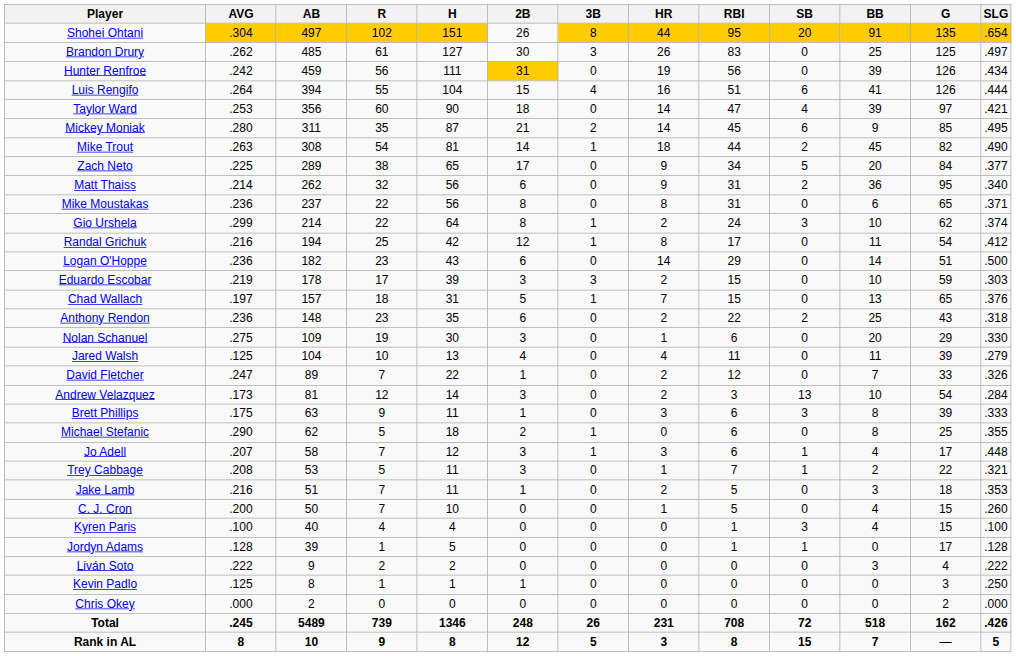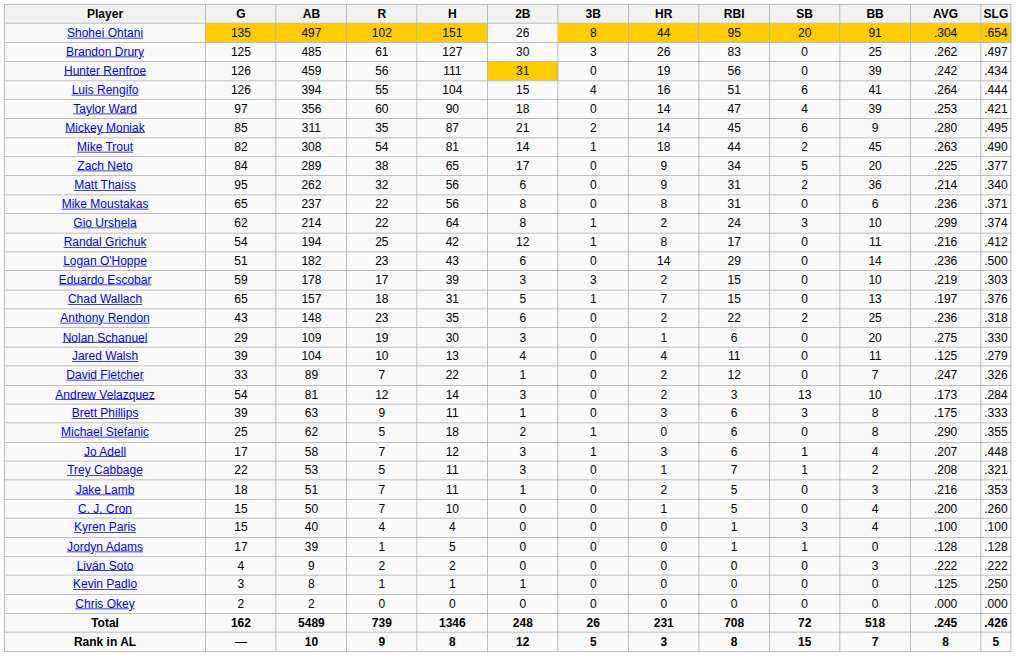columns swapped: (946, 14) <-> (241, 14)
